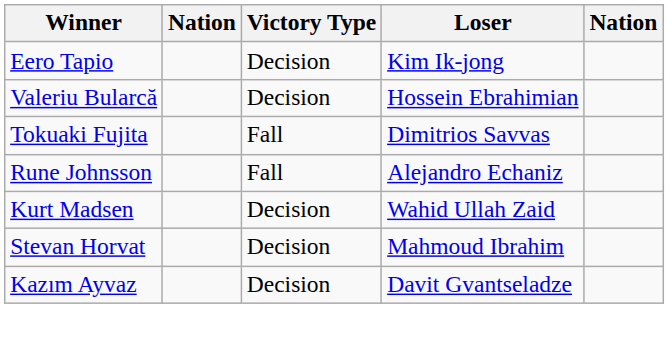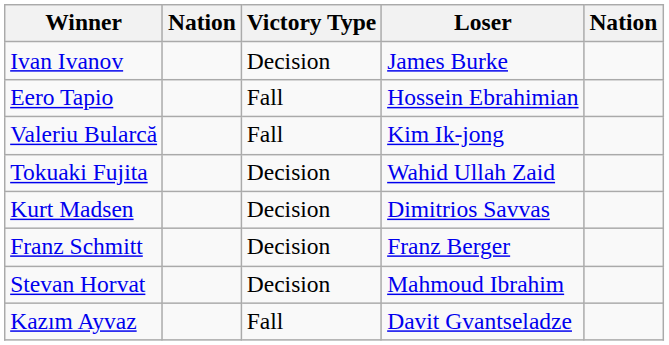+ row: (67, 60)
(289, 60) Decision -> (265, 97) Fall
(446, 60) Kim Ik-jong -> (483, 97) Hossein Ebrahimian
(289, 97) Decision -> (265, 135) Fall
(483, 97) Hossein Ebrahimian -> (446, 135) Kim Ik-jong
(265, 135) Fall -> (289, 172) Decision
(468, 135) Dimitrios Savvas -> (471, 172) Wahid Ullah Zaid
- row: (81, 172)
(471, 209) Wahid Ullah Zaid -> (468, 209) Dimitrios Savvas
+ row: (76, 246)
(289, 284) Decision -> (265, 321) Fall
